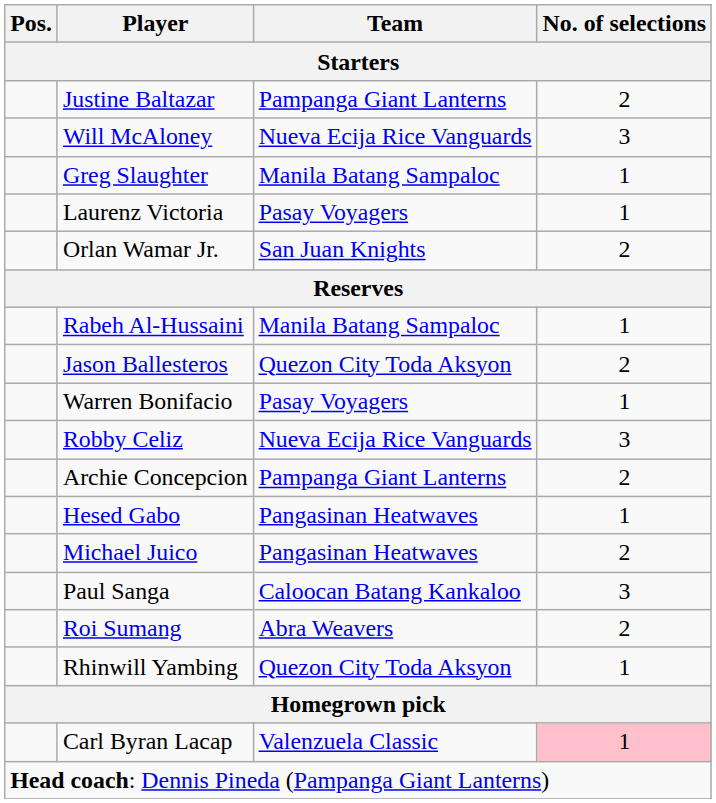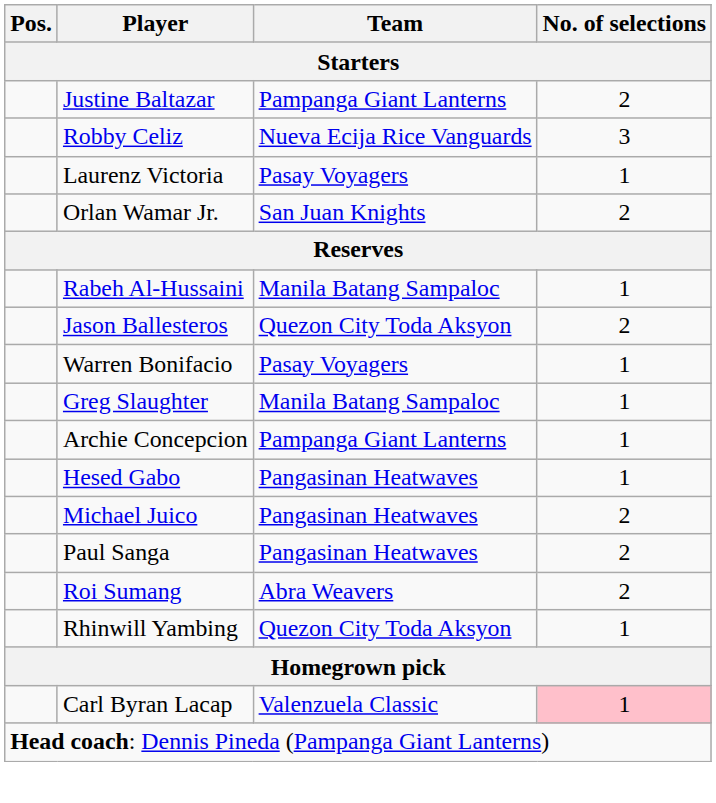- row: (138, 136)
rows swapped: (135, 174) <-> (123, 439)
(624, 477) 2 -> (624, 439) 1
(390, 590) Caloocan Batang Kankaloo -> (368, 552) Pangasinan Heatwaves
(624, 590) 3 -> (624, 552) 2
